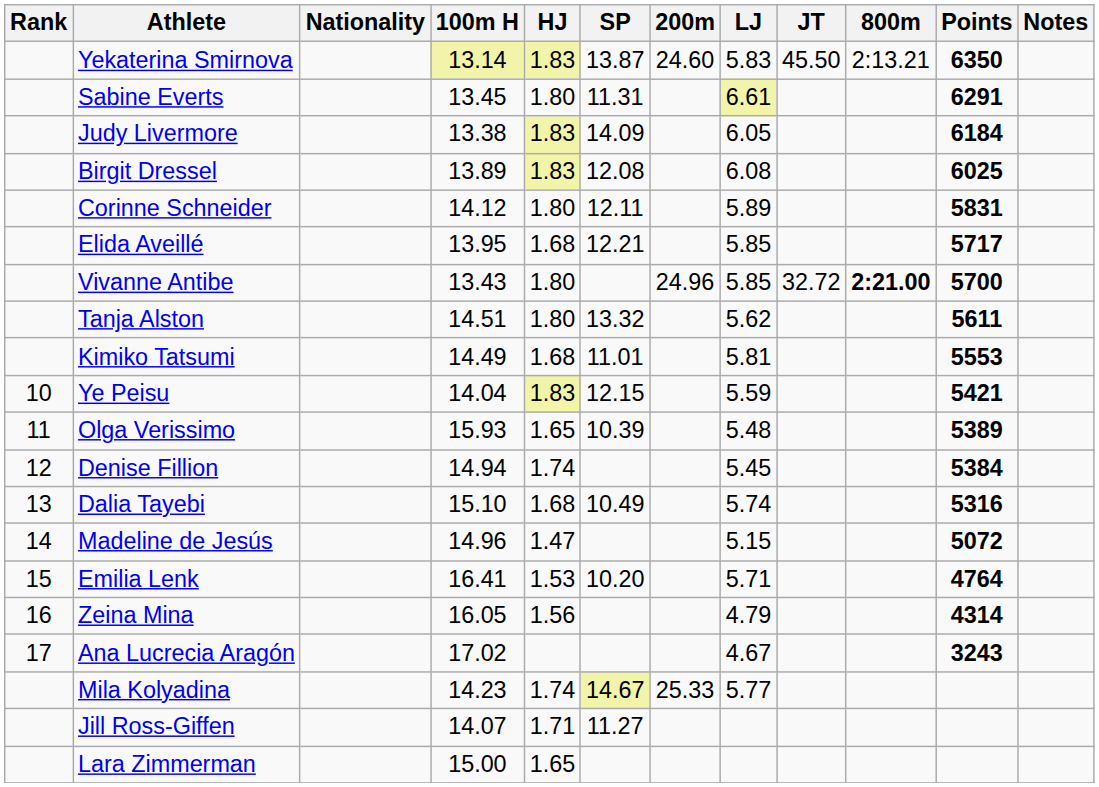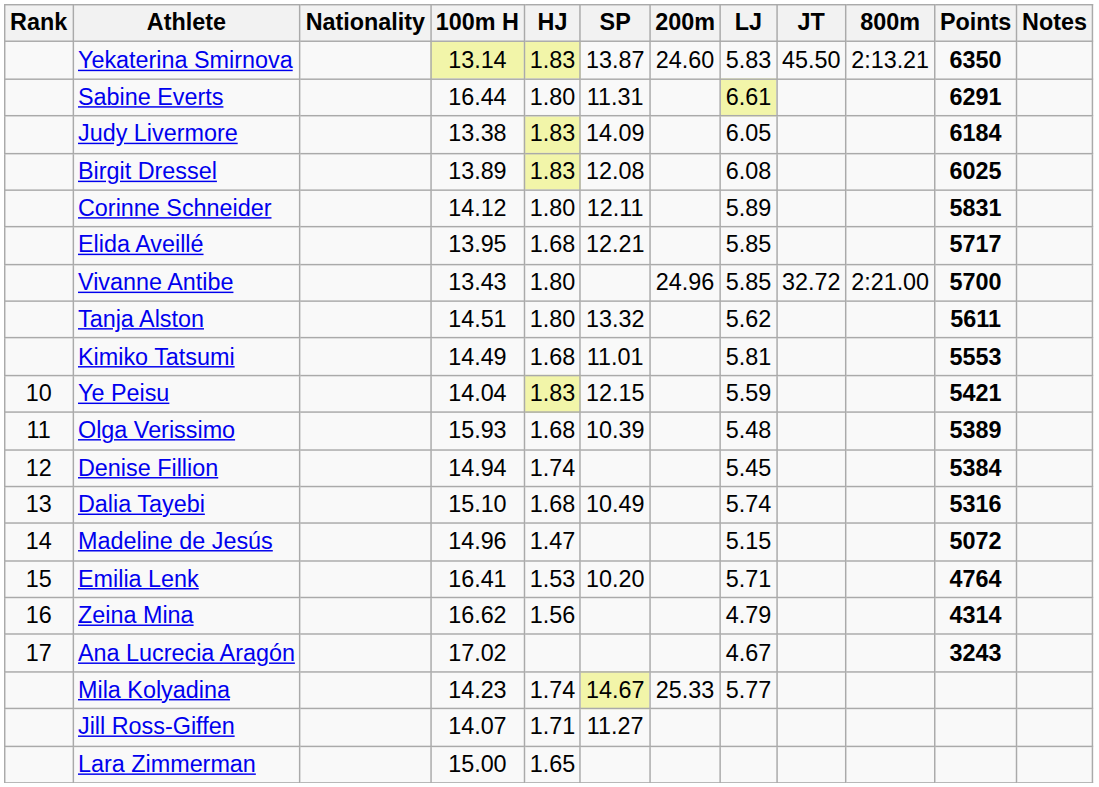(477, 97) 13.45 -> (477, 97) 16.44
(891, 282) bold -> (890, 282) normal
(552, 430) 1.65 -> (552, 430) 1.68
(477, 615) 16.05 -> (477, 615) 16.62
